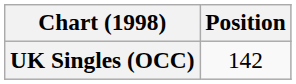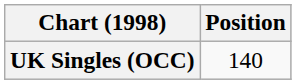(245, 60) 142 -> (245, 60) 140
